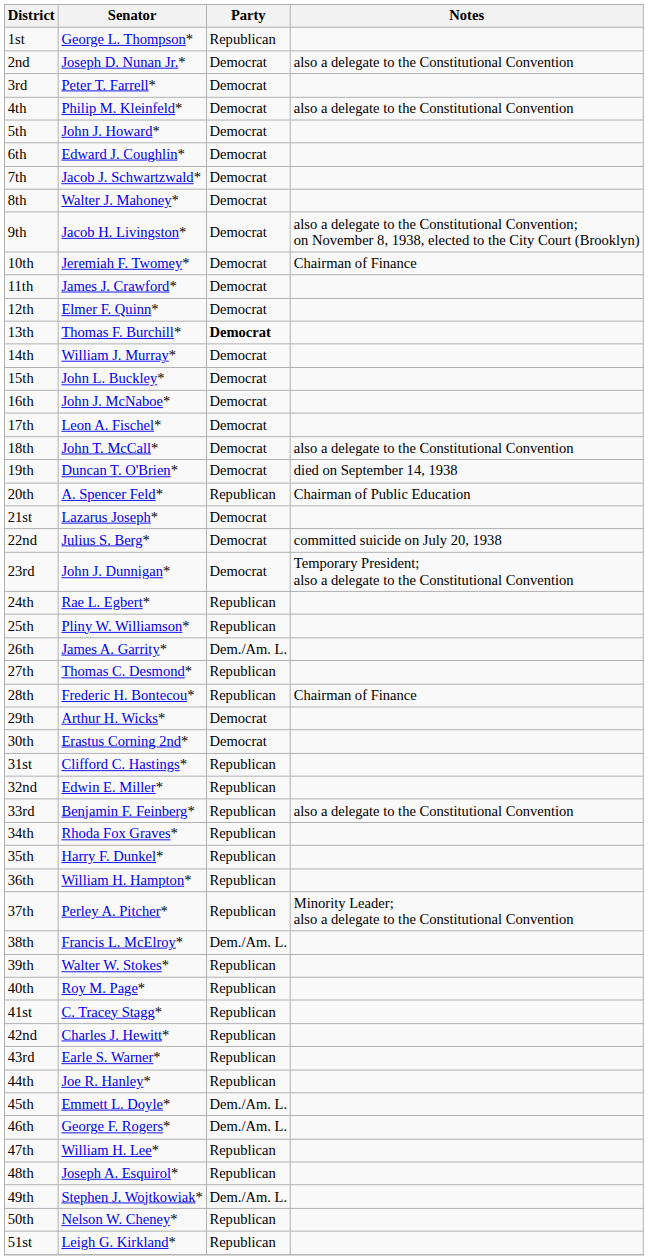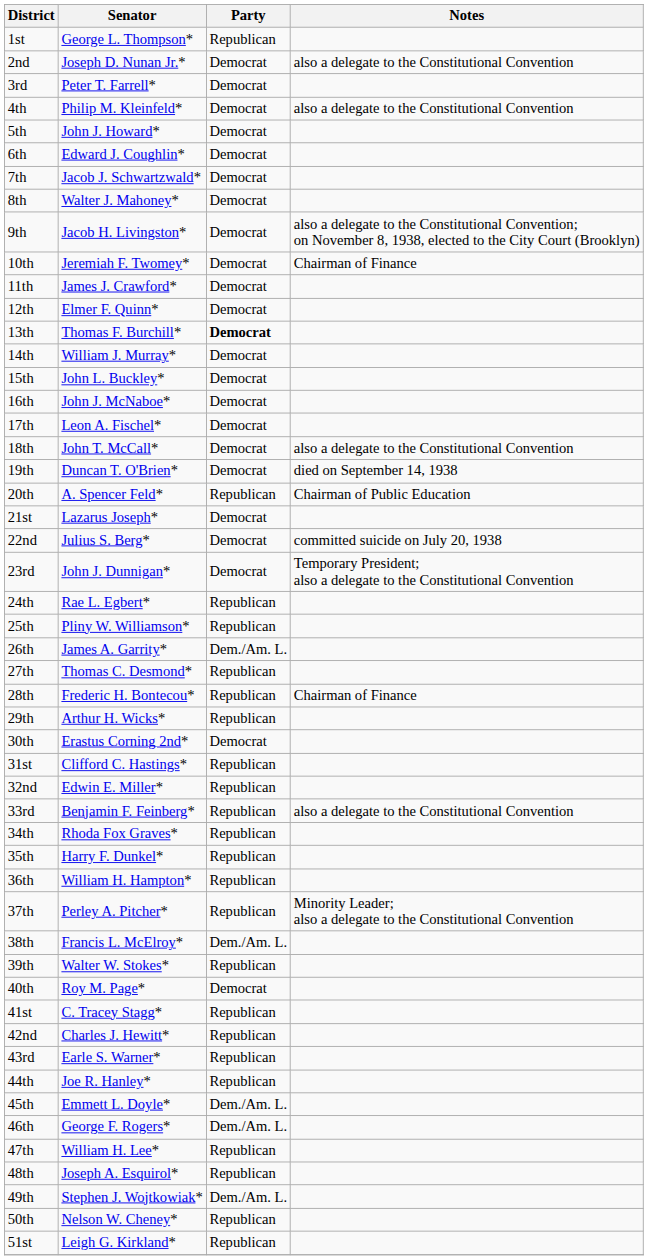(238, 718) Democrat -> (243, 718) Republican
(243, 988) Republican -> (238, 988) Democrat
